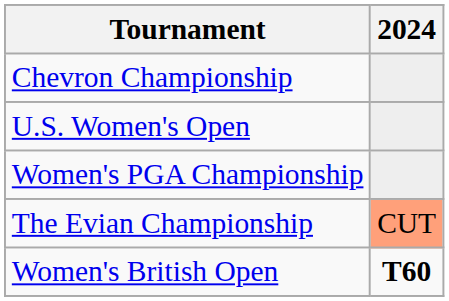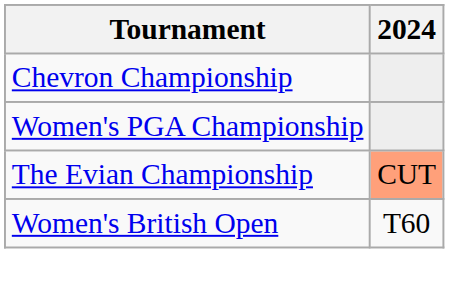- row: (131, 126)
(407, 272) bold -> (407, 223) normal
